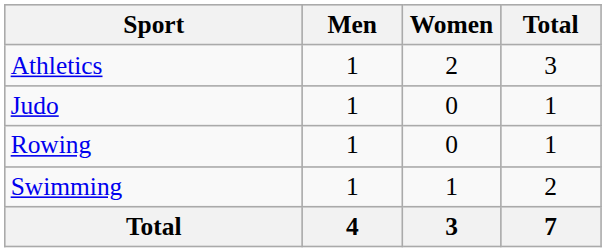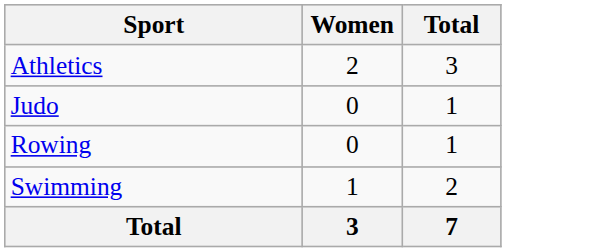- column: (352, 24)
